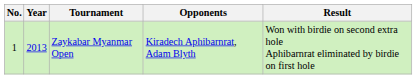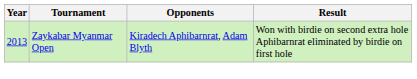- column: (14, 13)
